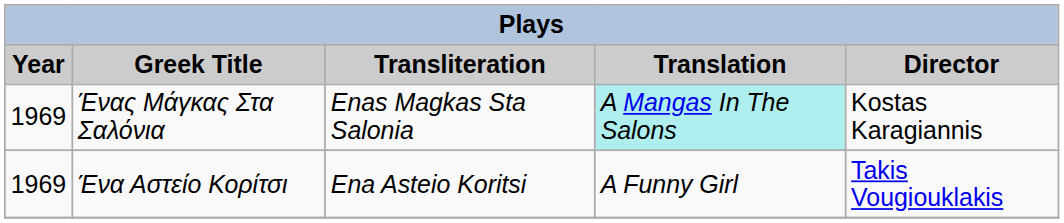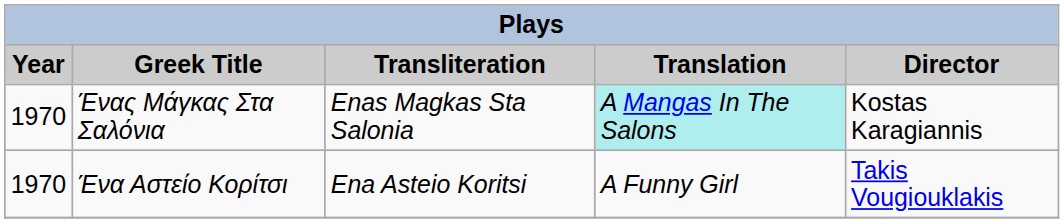(38, 117) 1969 -> (38, 117) 1970
(38, 185) 1969 -> (38, 185) 1970
